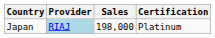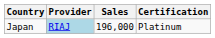(115, 26) 198,000 -> (115, 26) 196,000
